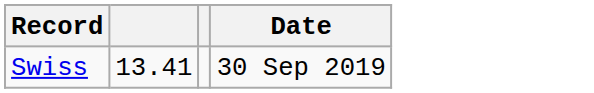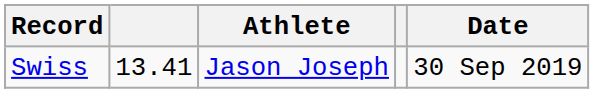+ column: (297, 26)
